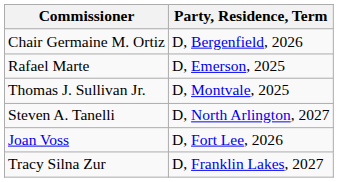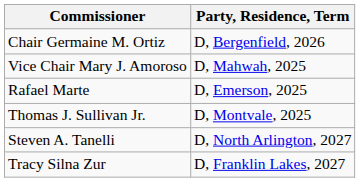+ row: (97, 66)
- row: (39, 139)
